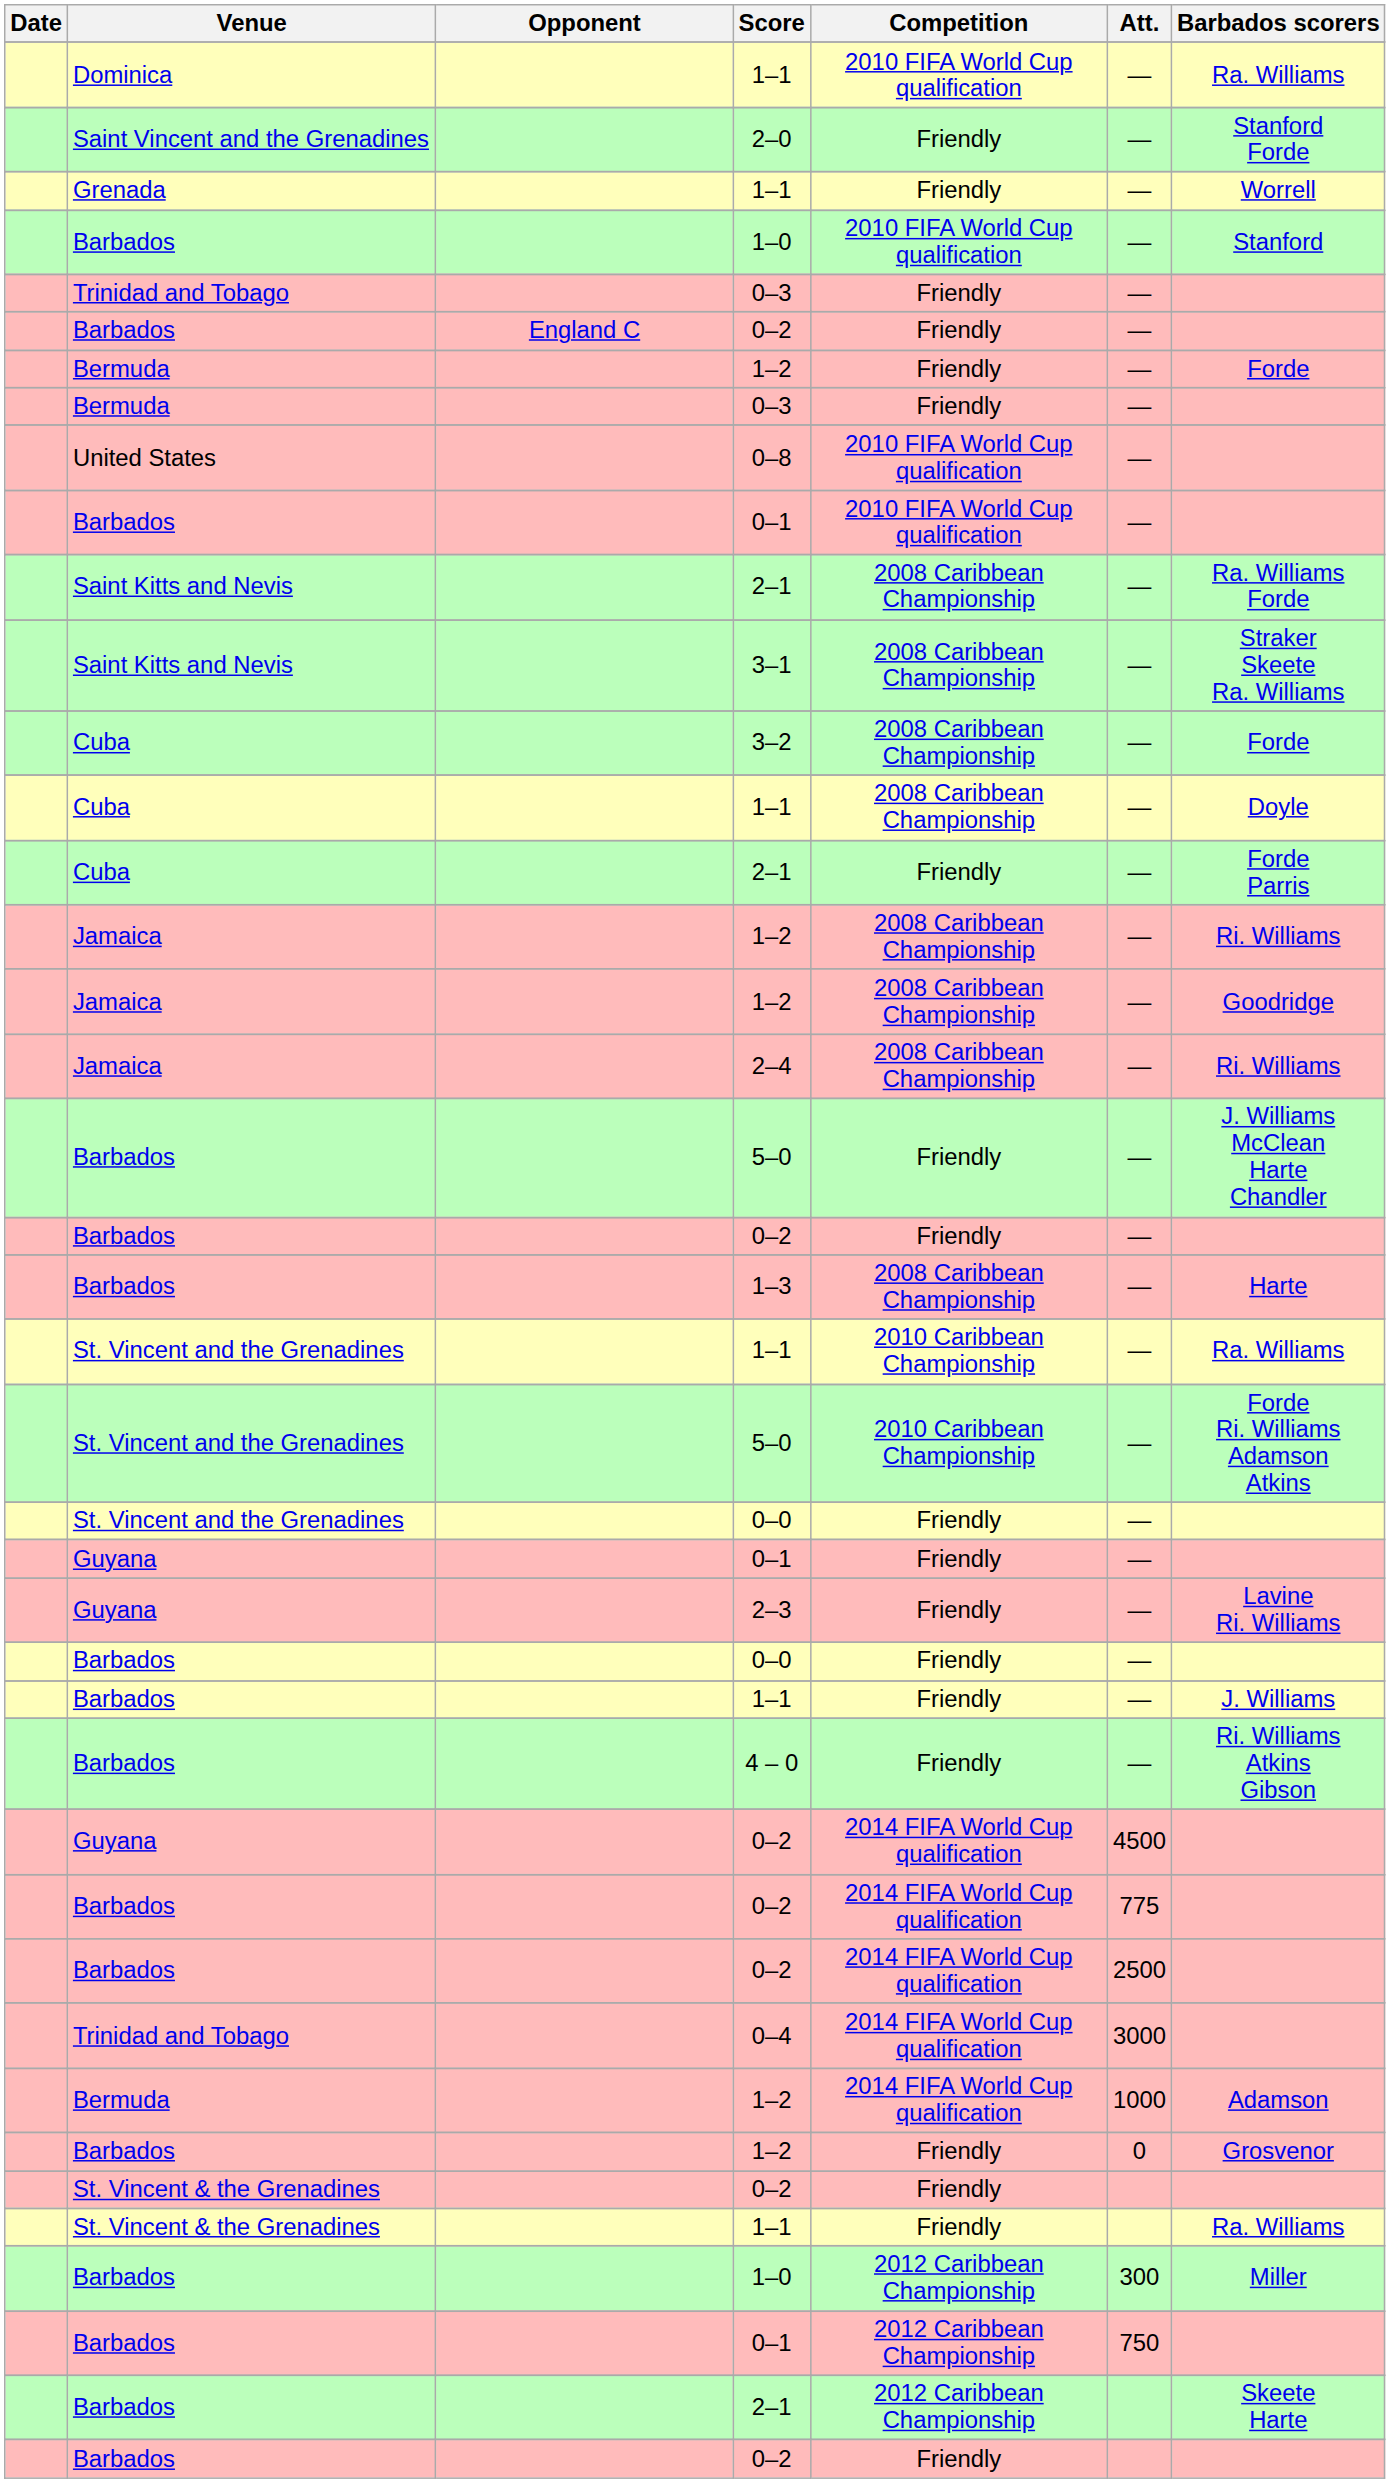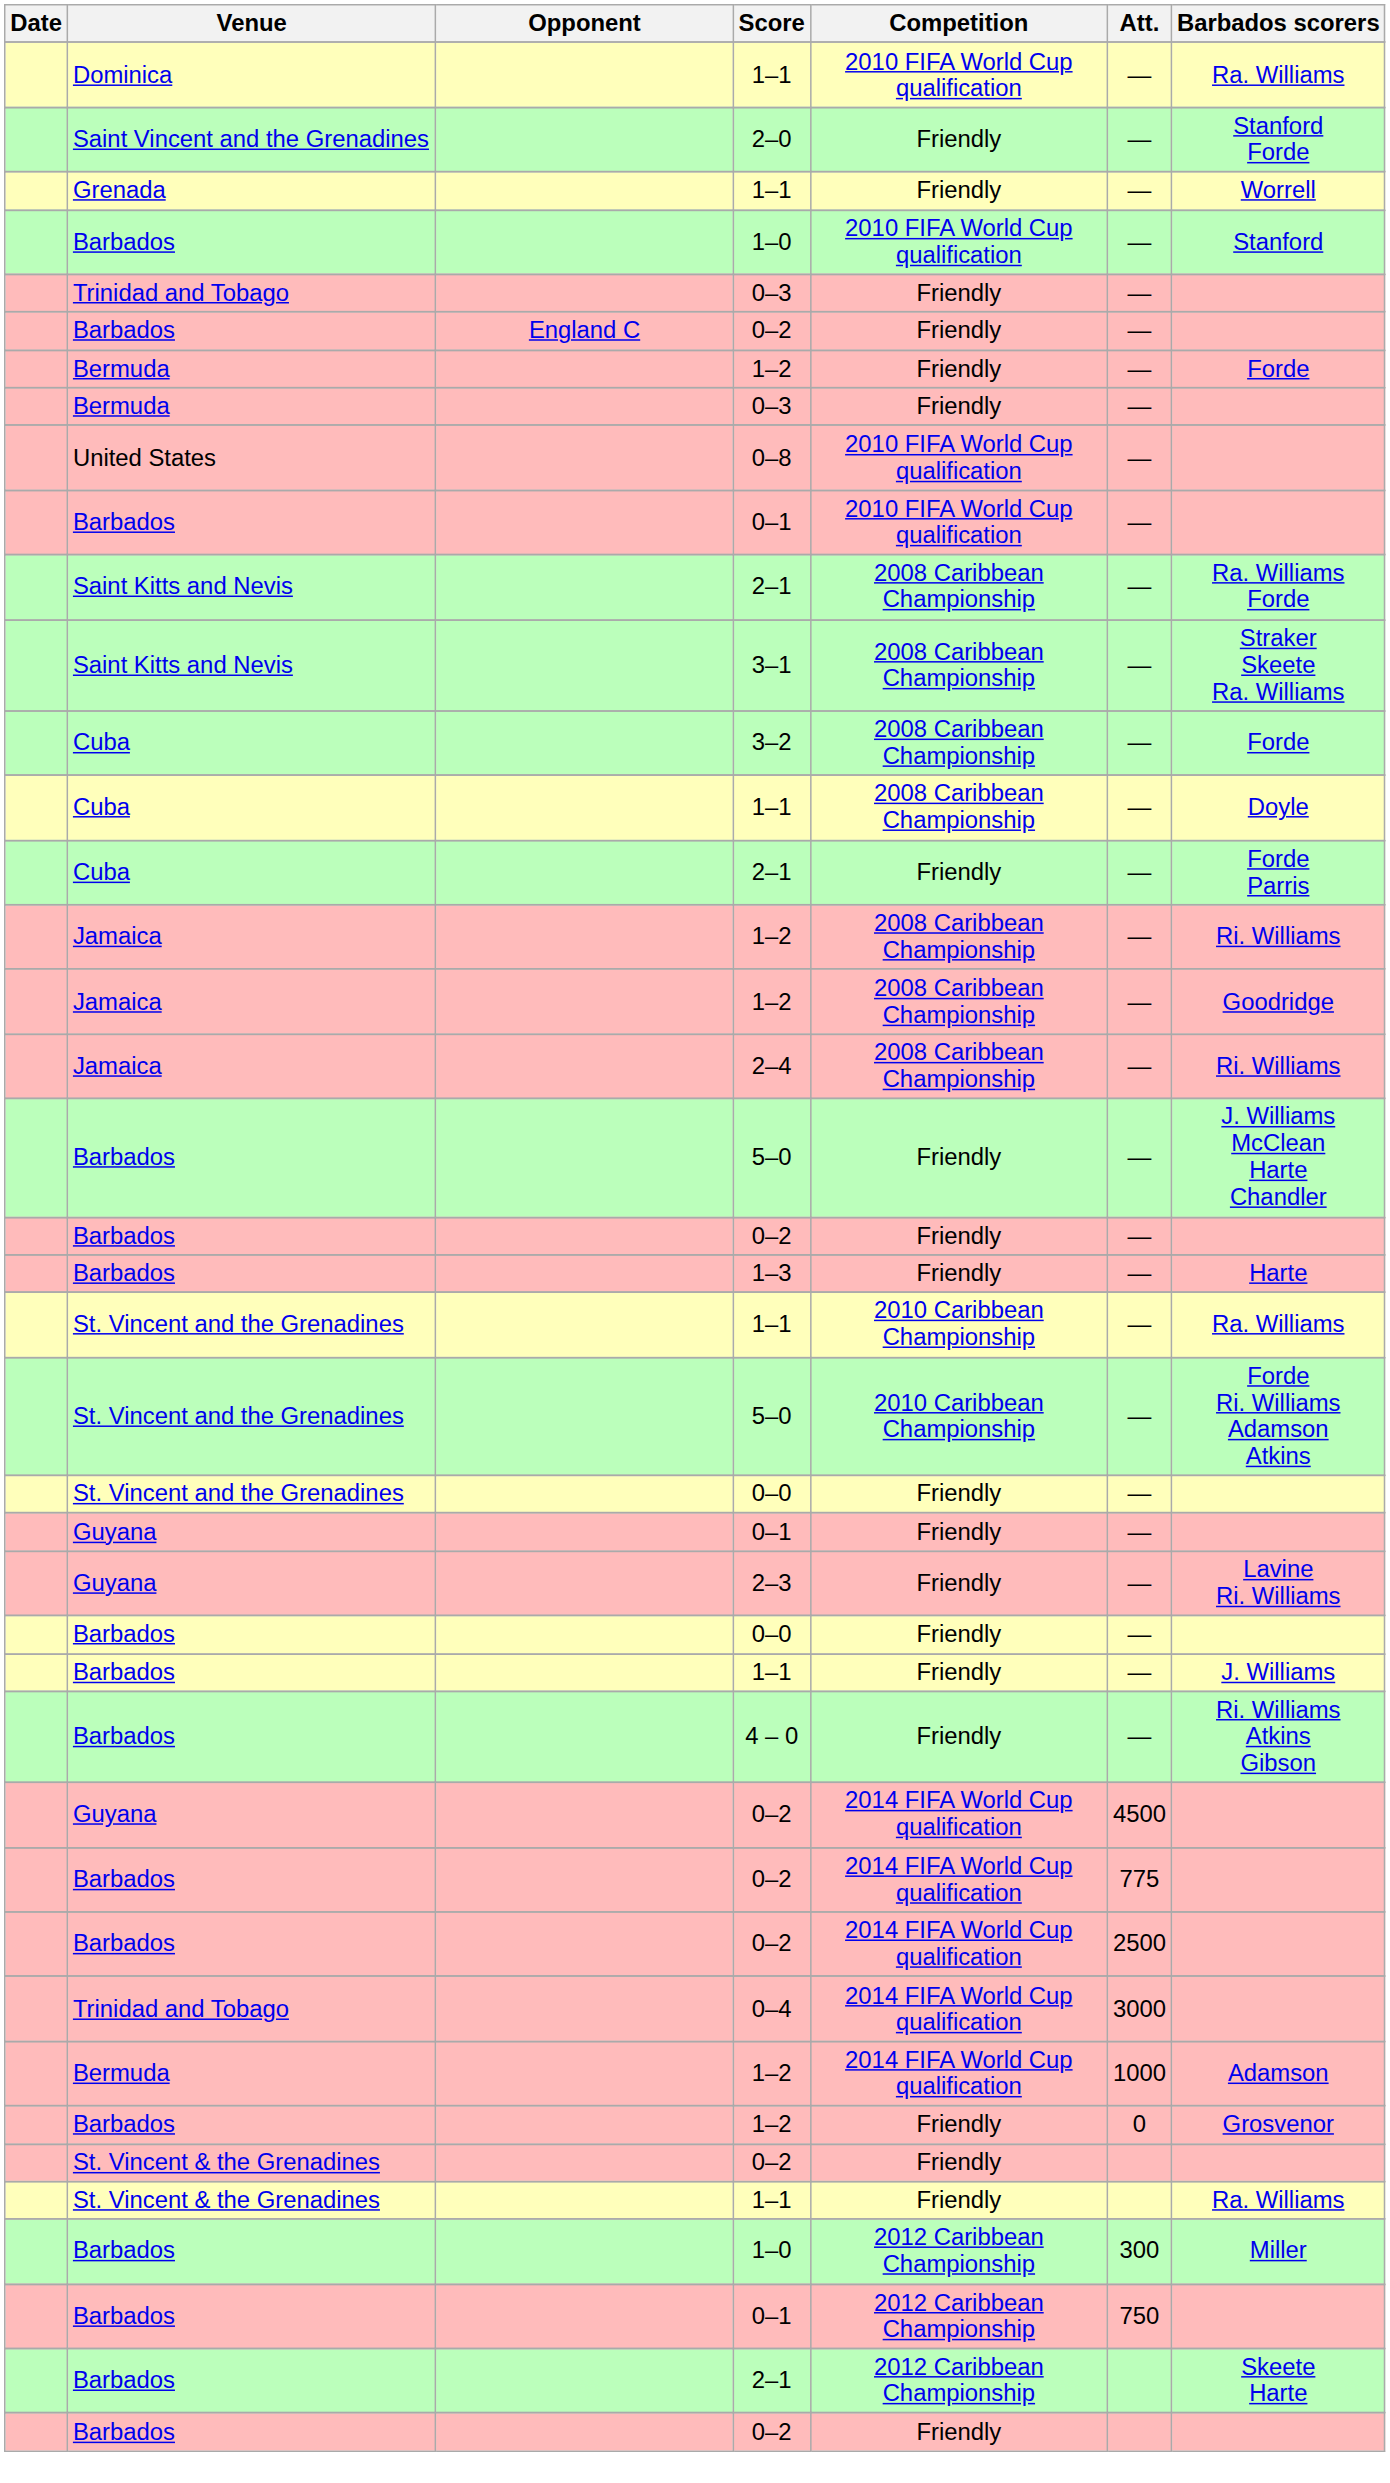(959, 1286) 2008 Caribbean Championship -> (959, 1273) Friendly
